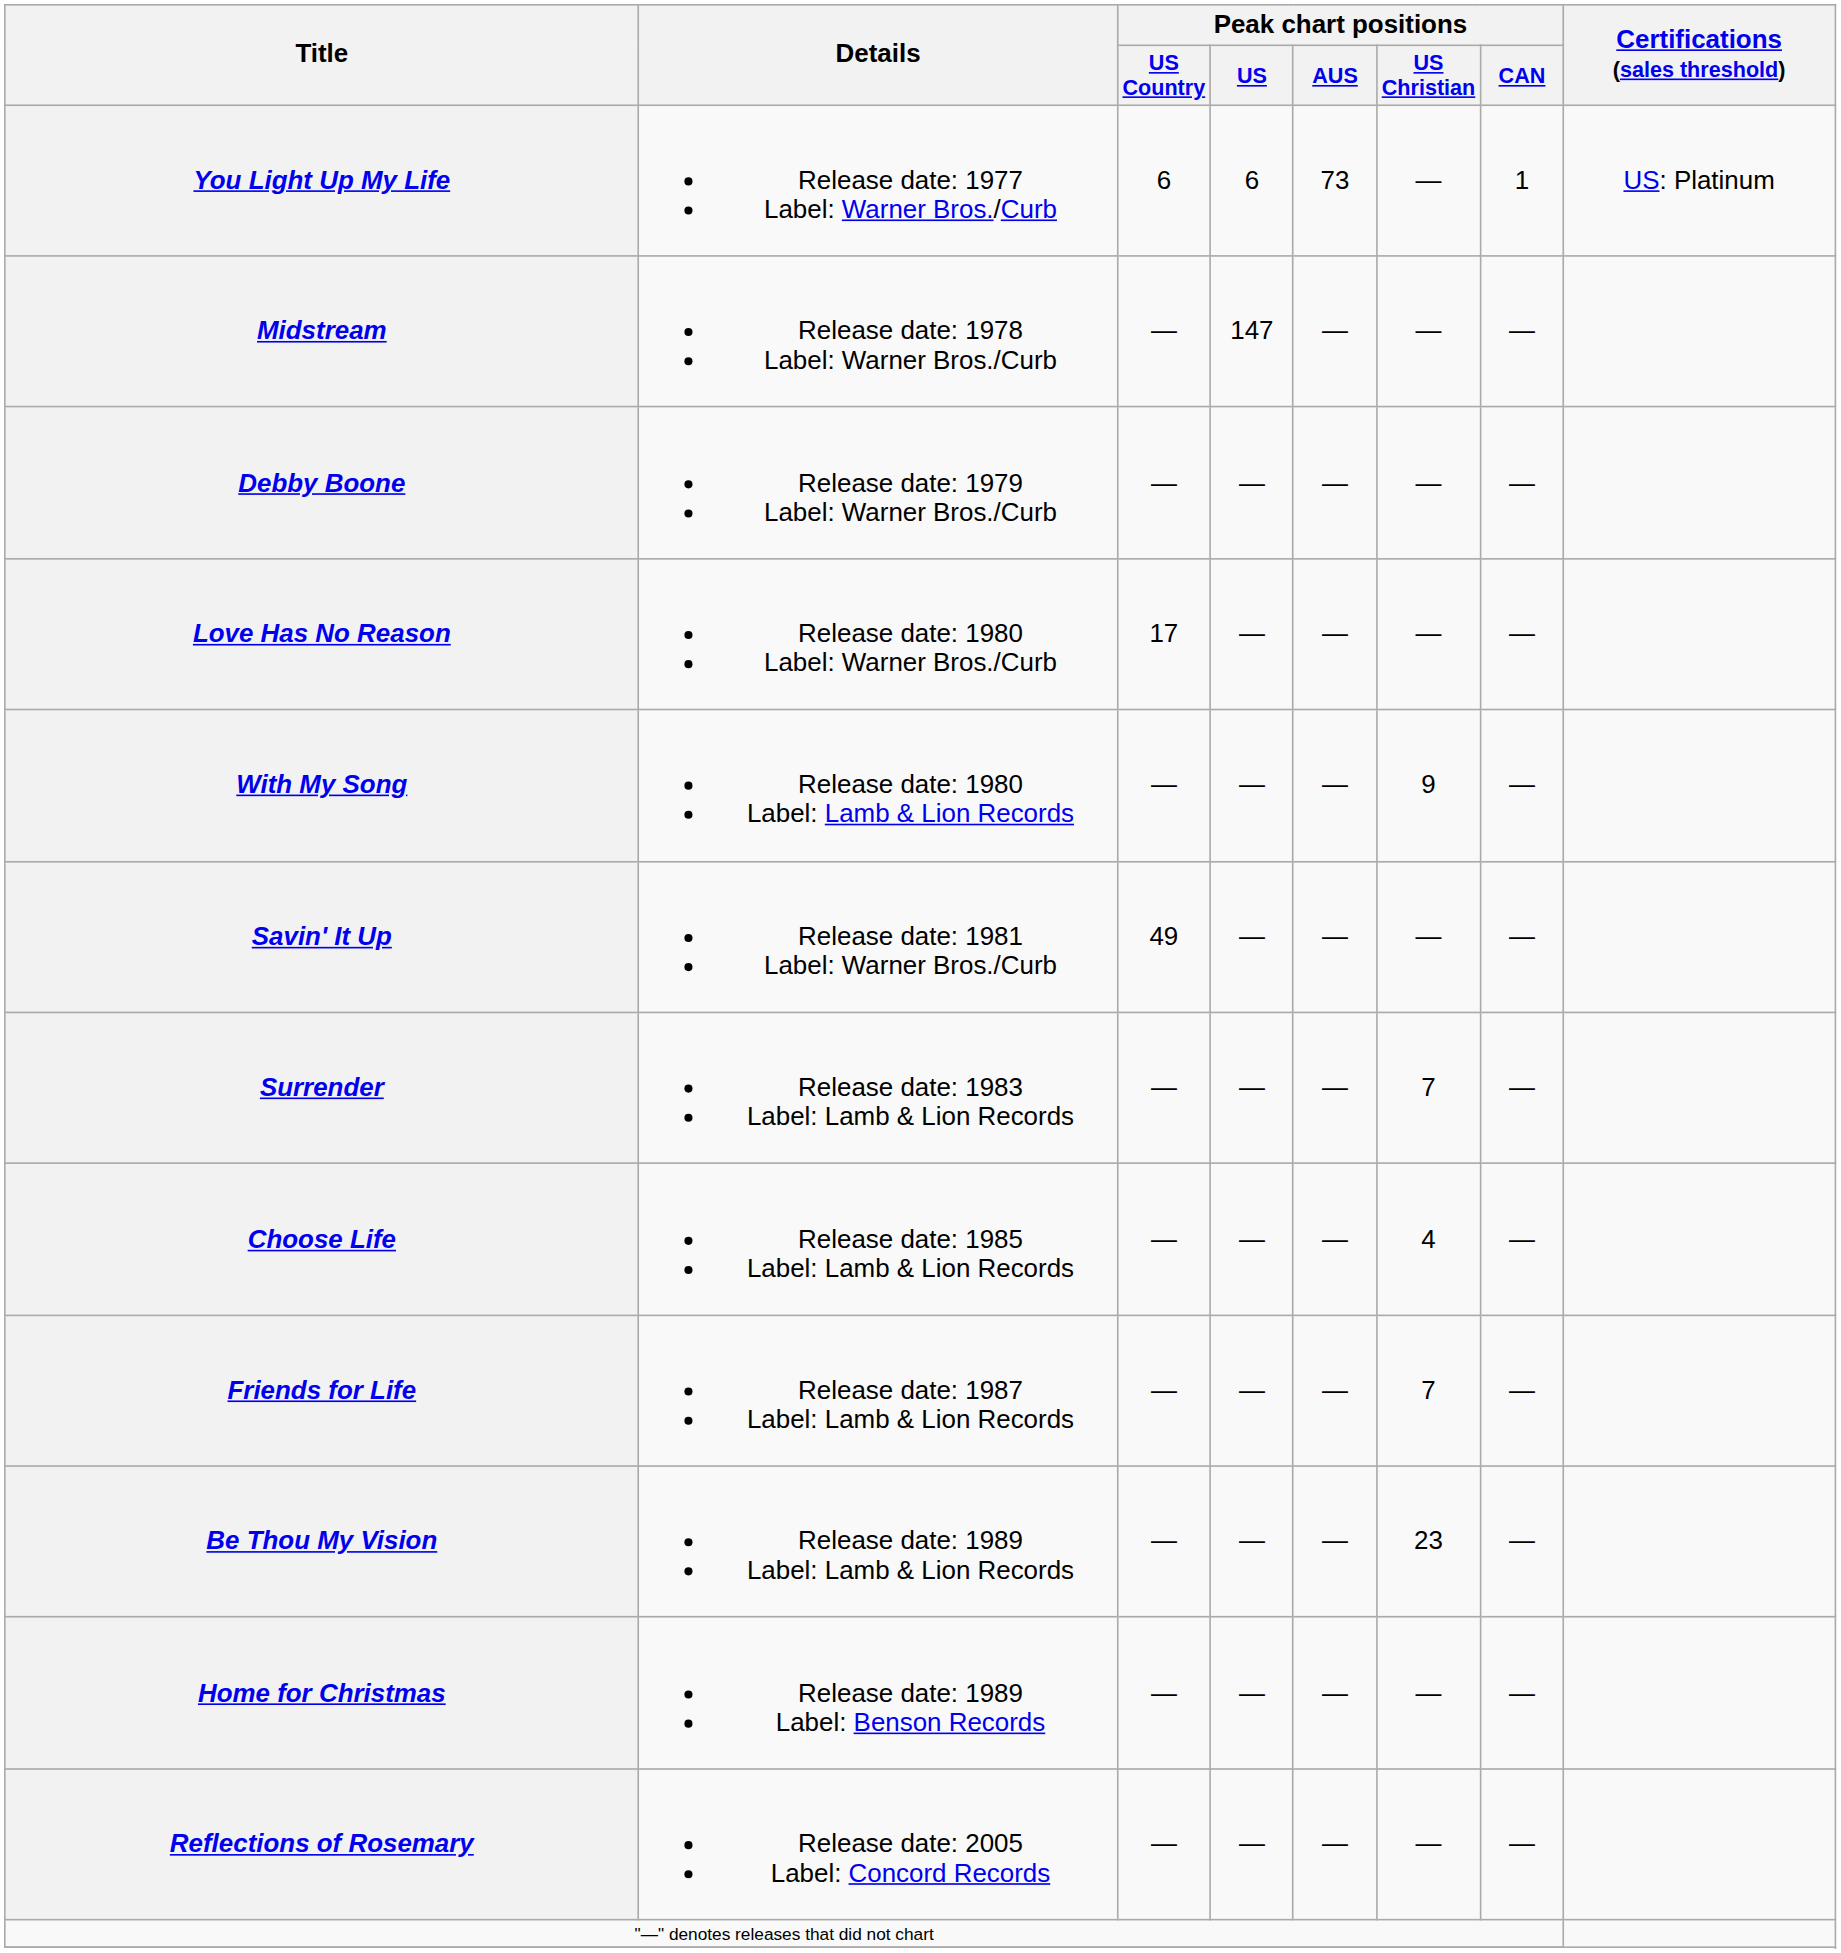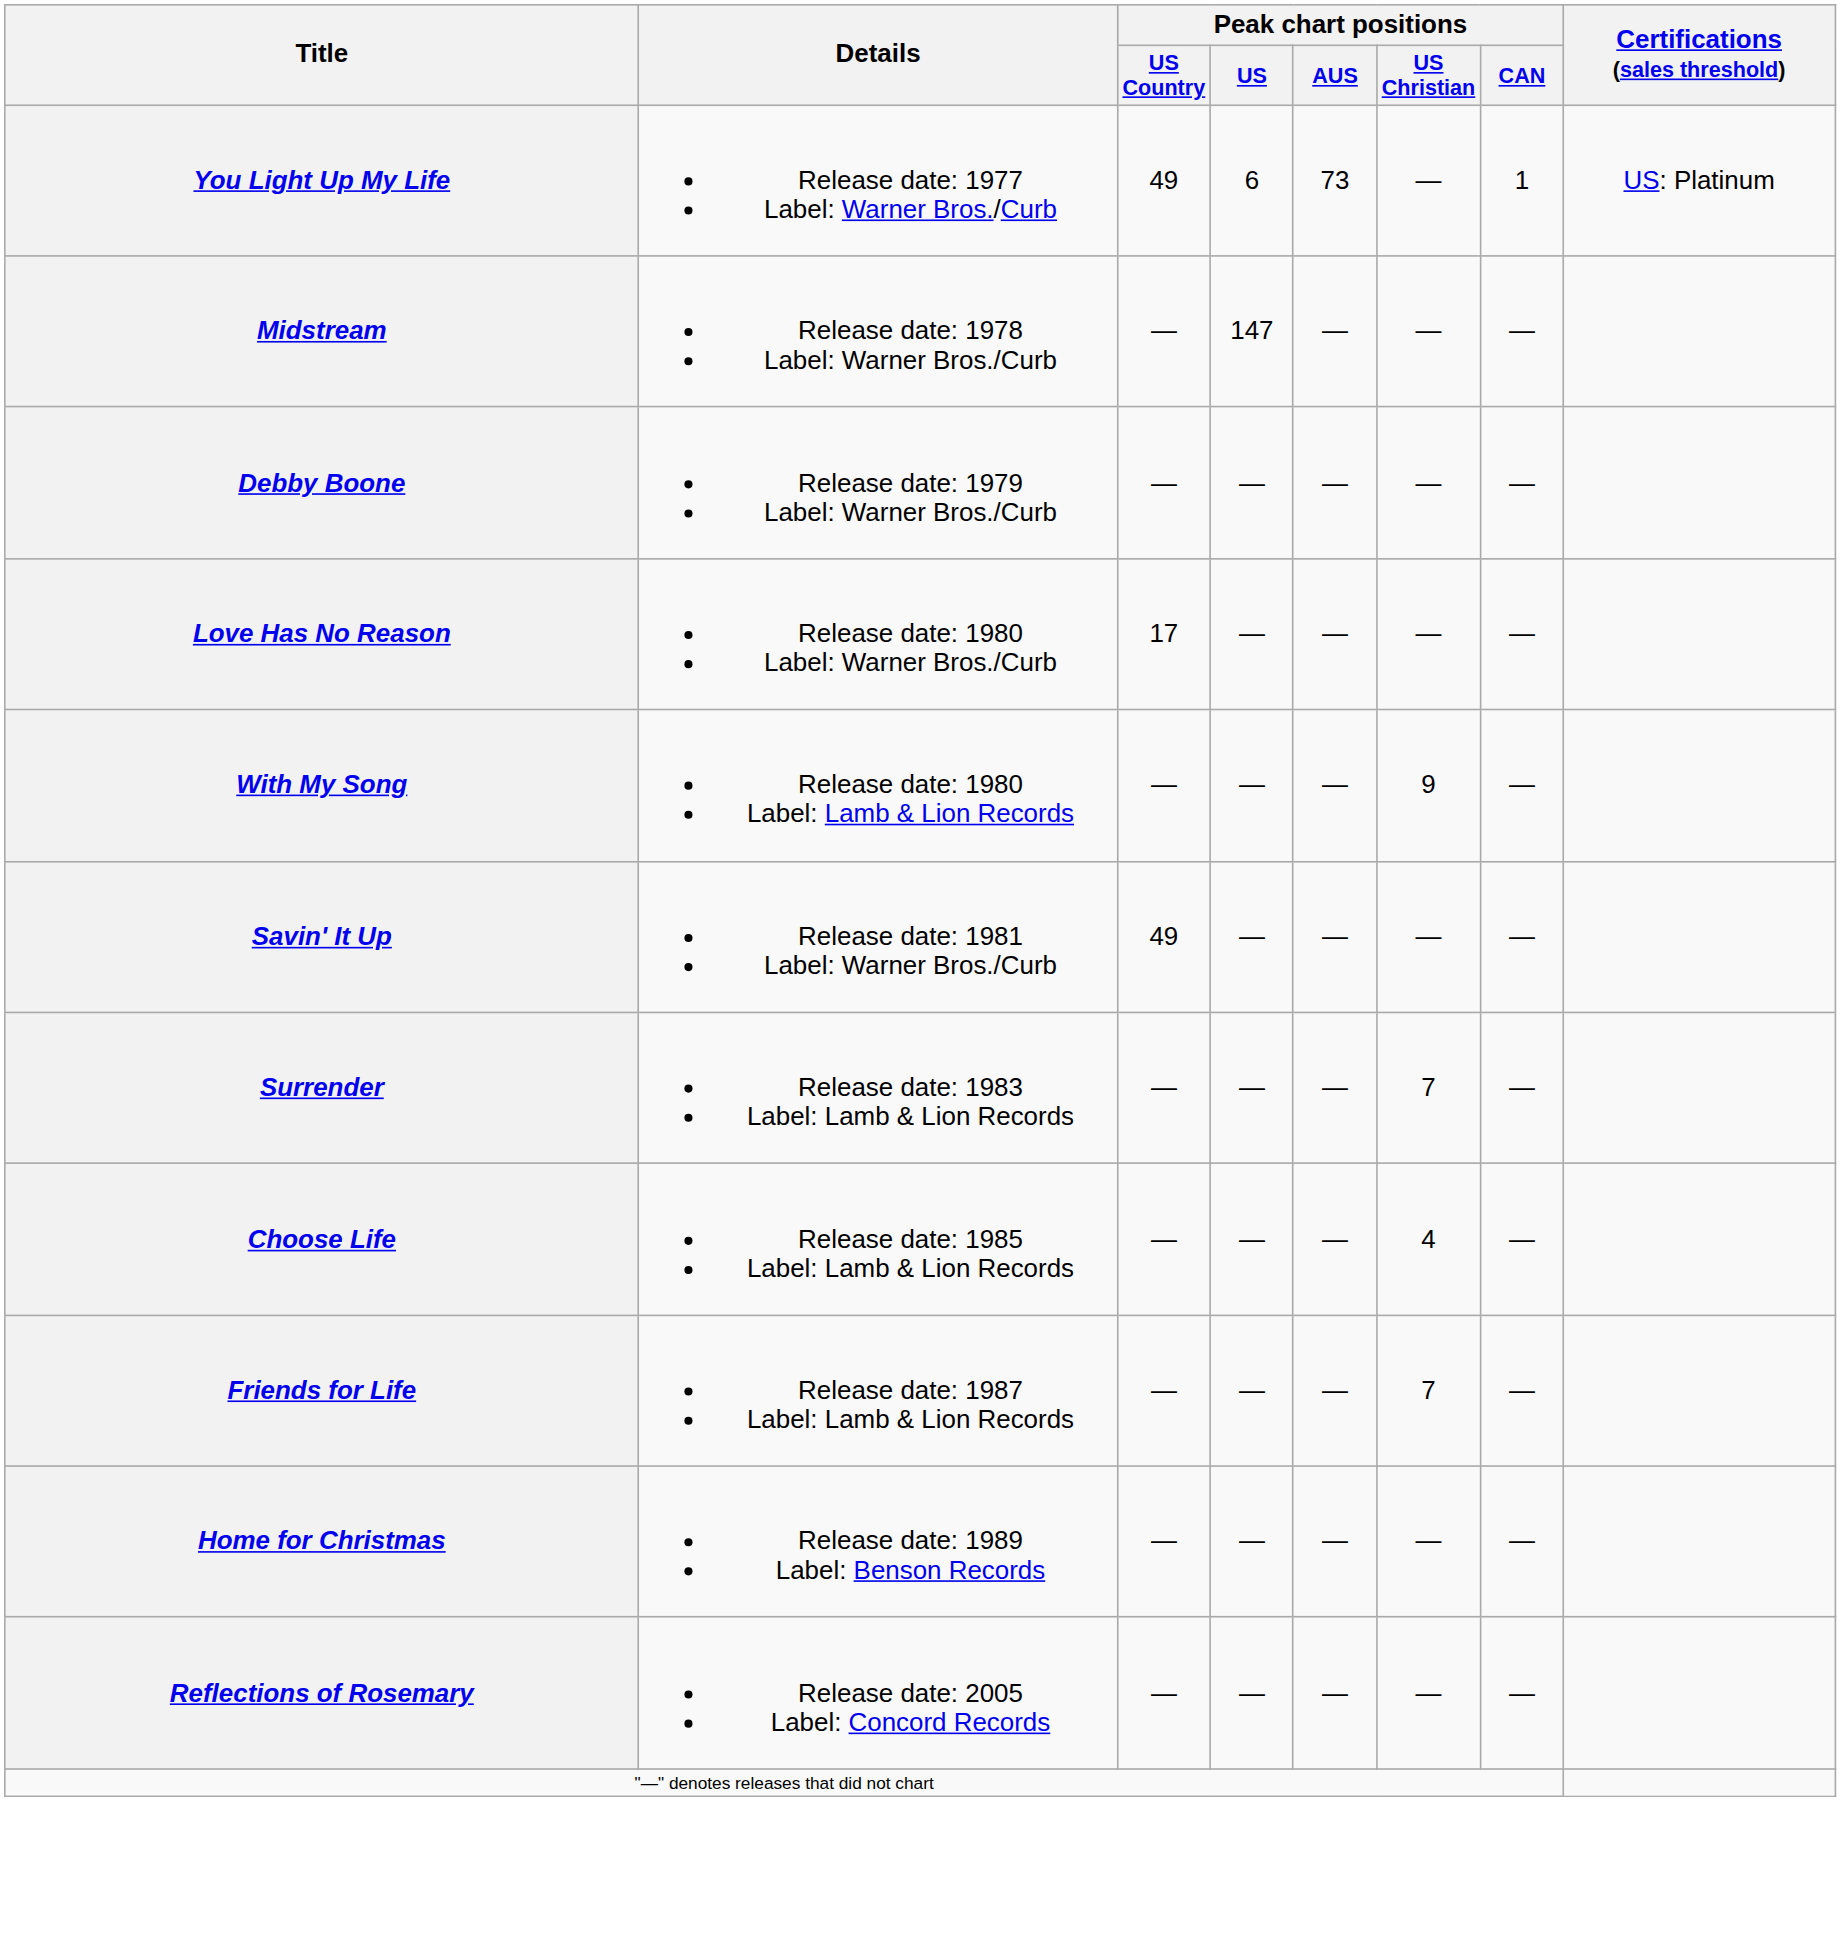(1164, 180) 6 -> (1164, 180) 49
- row: (322, 1541)
